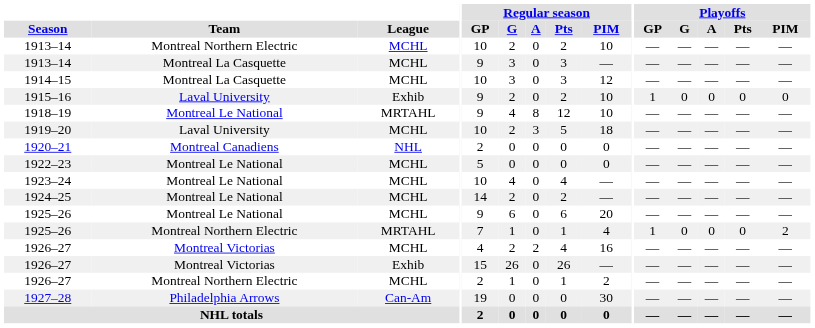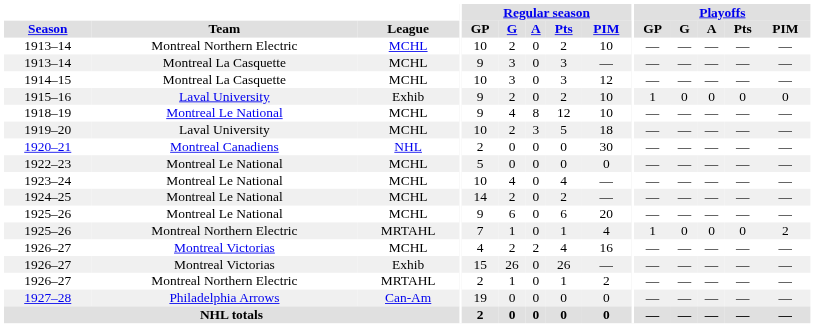(408, 113) MRTAHL -> (408, 113) MCHL
(606, 146) 0 -> (606, 146) 30
(408, 281) MCHL -> (408, 281) MRTAHL
(606, 298) 30 -> (606, 298) 0
